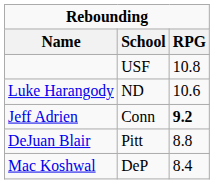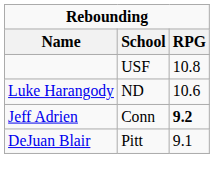(183, 141) 8.8 -> (183, 141) 9.1
- row: (52, 166)
